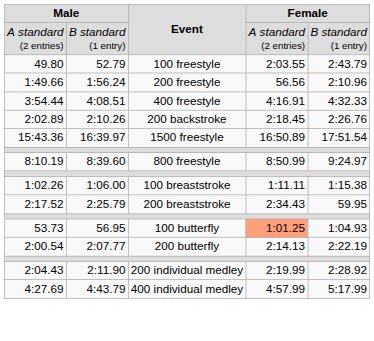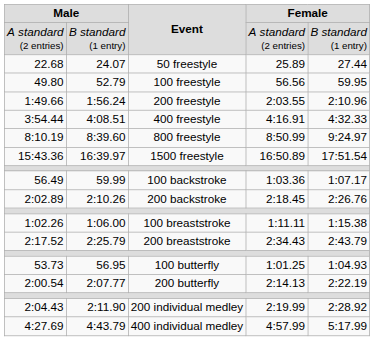+ row: (49, 63)
(286, 63) 2:03.55 -> (290, 82) 56.56
(347, 63) 2:43.79 -> (352, 82) 59.95
(290, 82) 56.56 -> (286, 100) 2:03.55
rows swapped: (44, 161) <-> (44, 119)
+ row: (49, 180)
(352, 204) 59.95 -> (347, 241) 2:43.79
(286, 228) lightsalmon background -> (286, 265) no background
